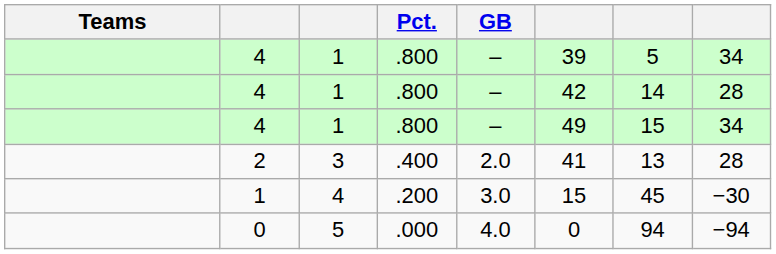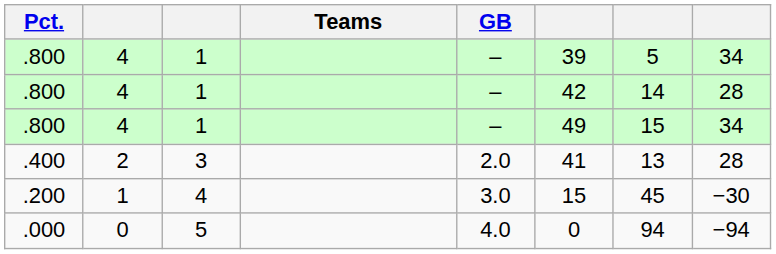columns swapped: (112, 21) <-> (417, 21)
